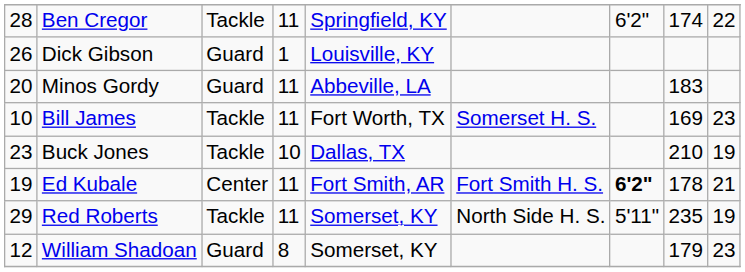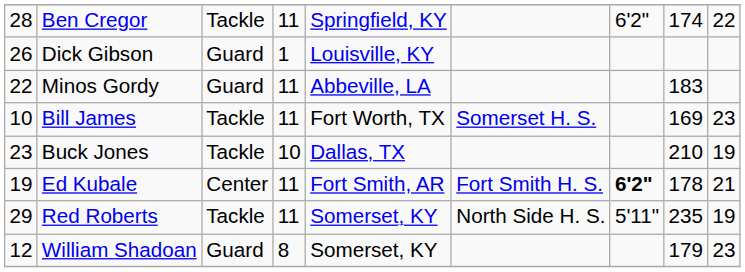(21, 86) 20 -> (21, 86) 22
